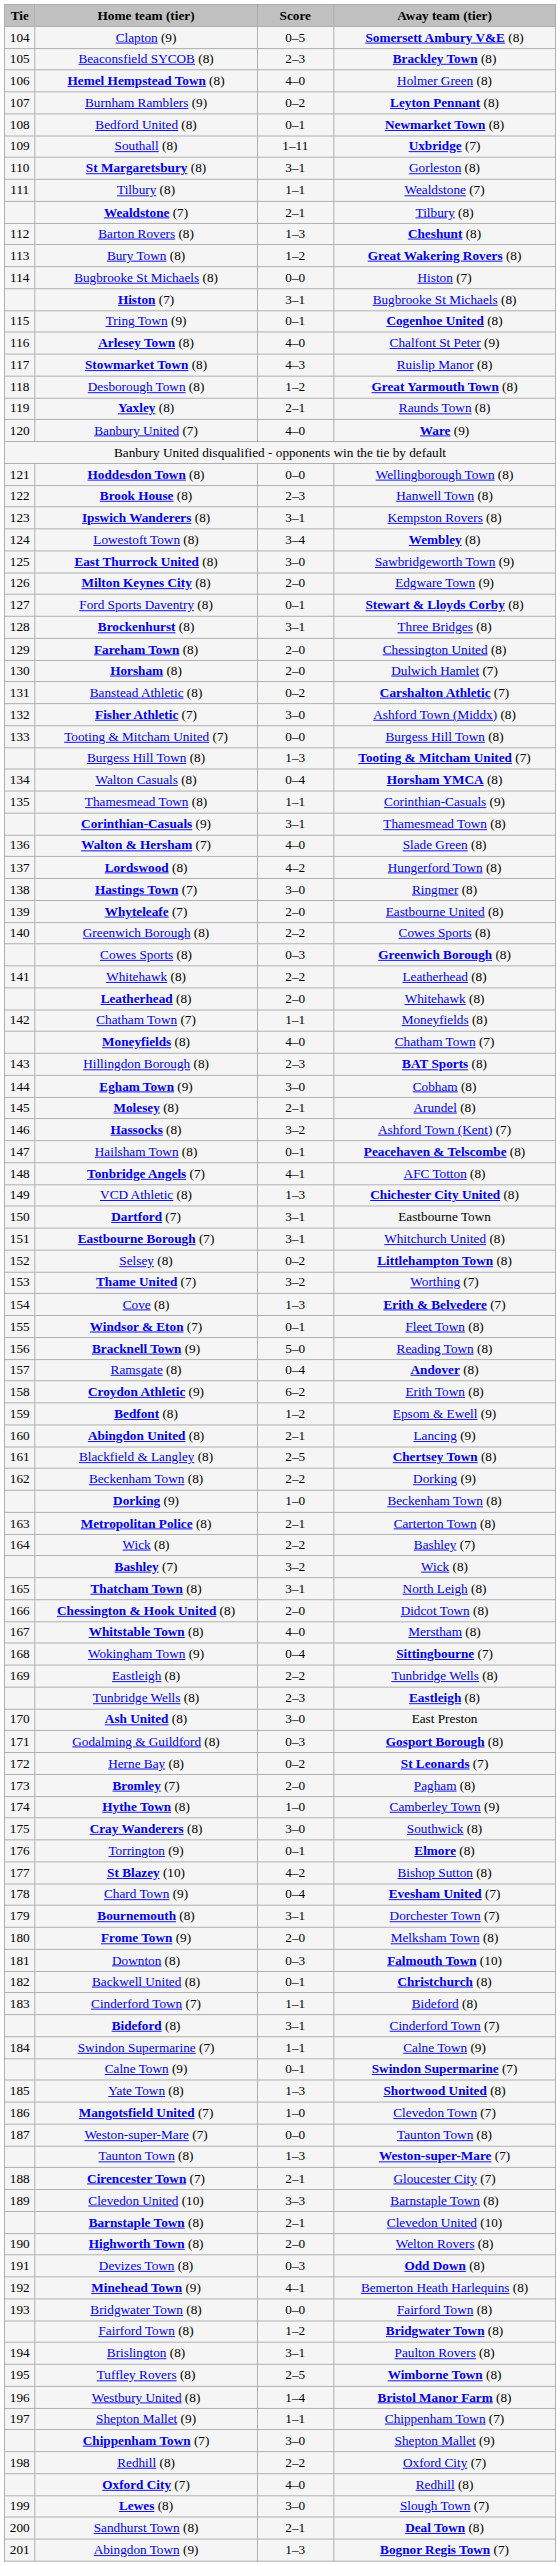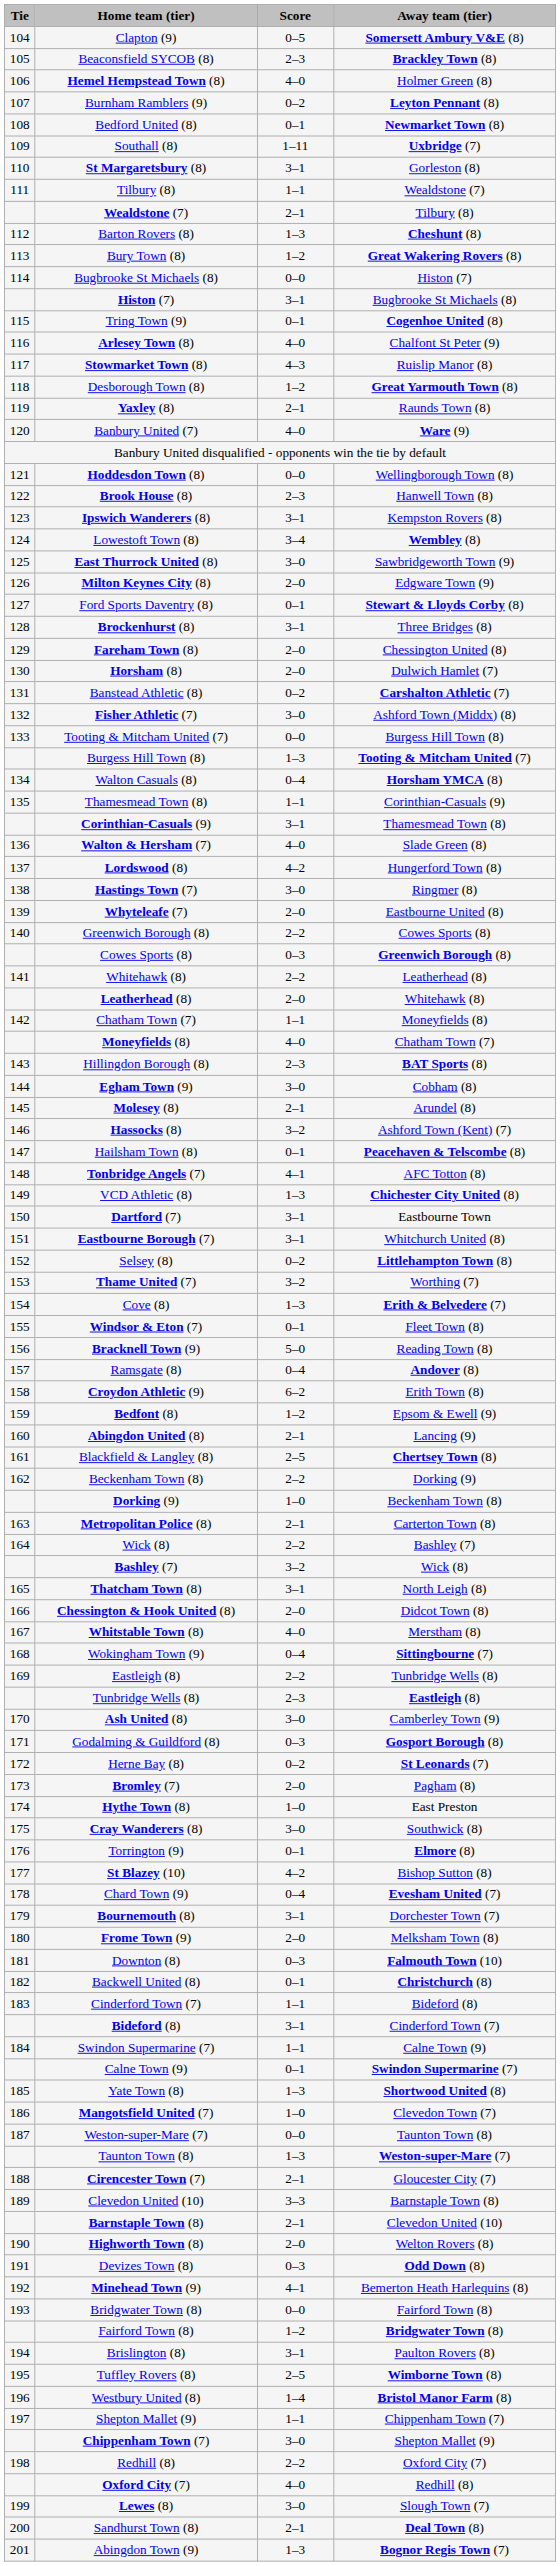(445, 1720) East Preston -> (445, 1720) Camberley Town (9)
(445, 1807) Camberley Town (9) -> (445, 1807) East Preston
